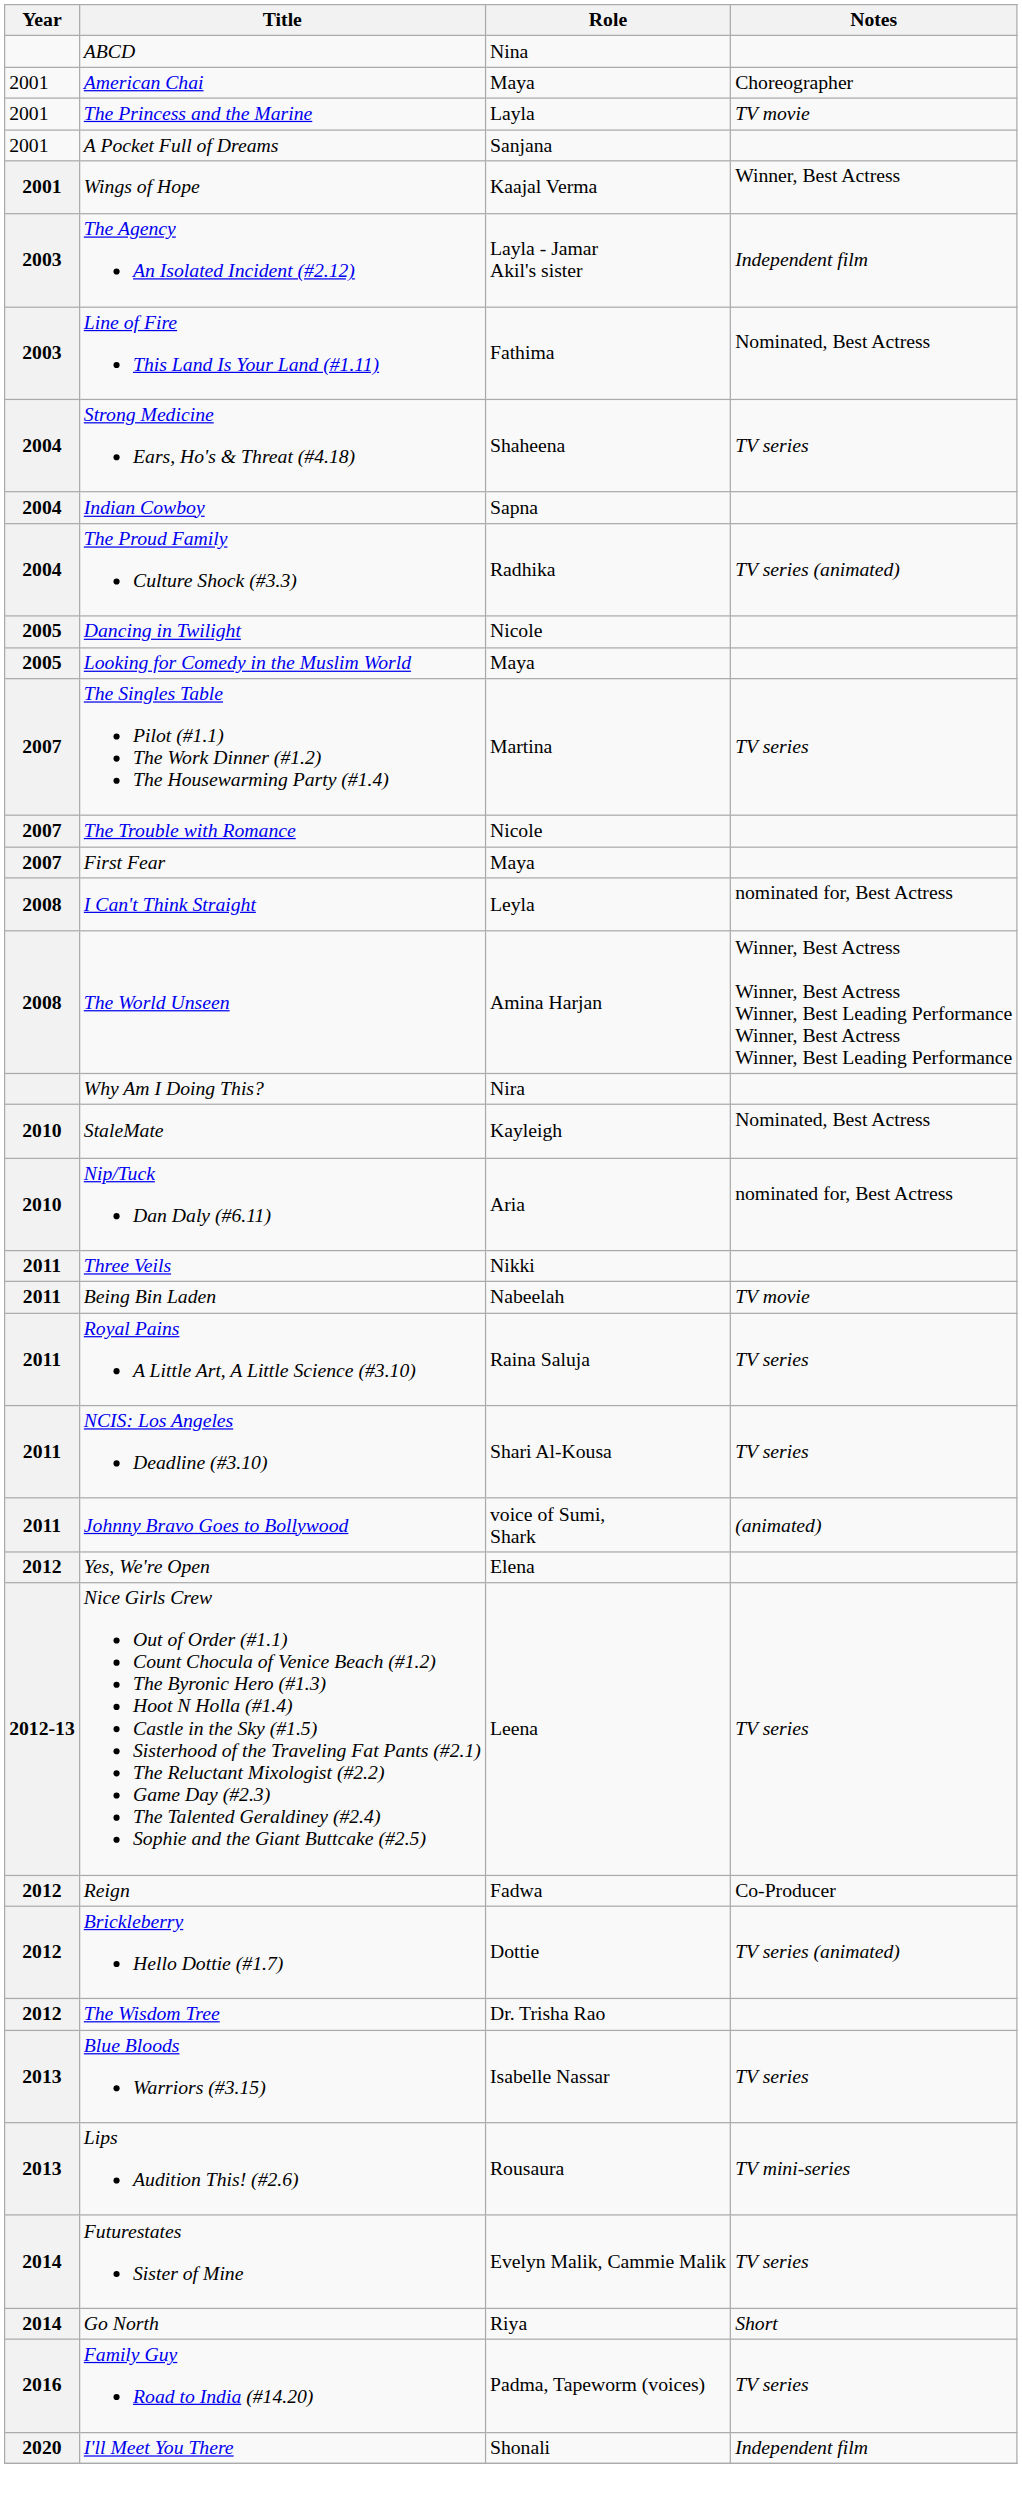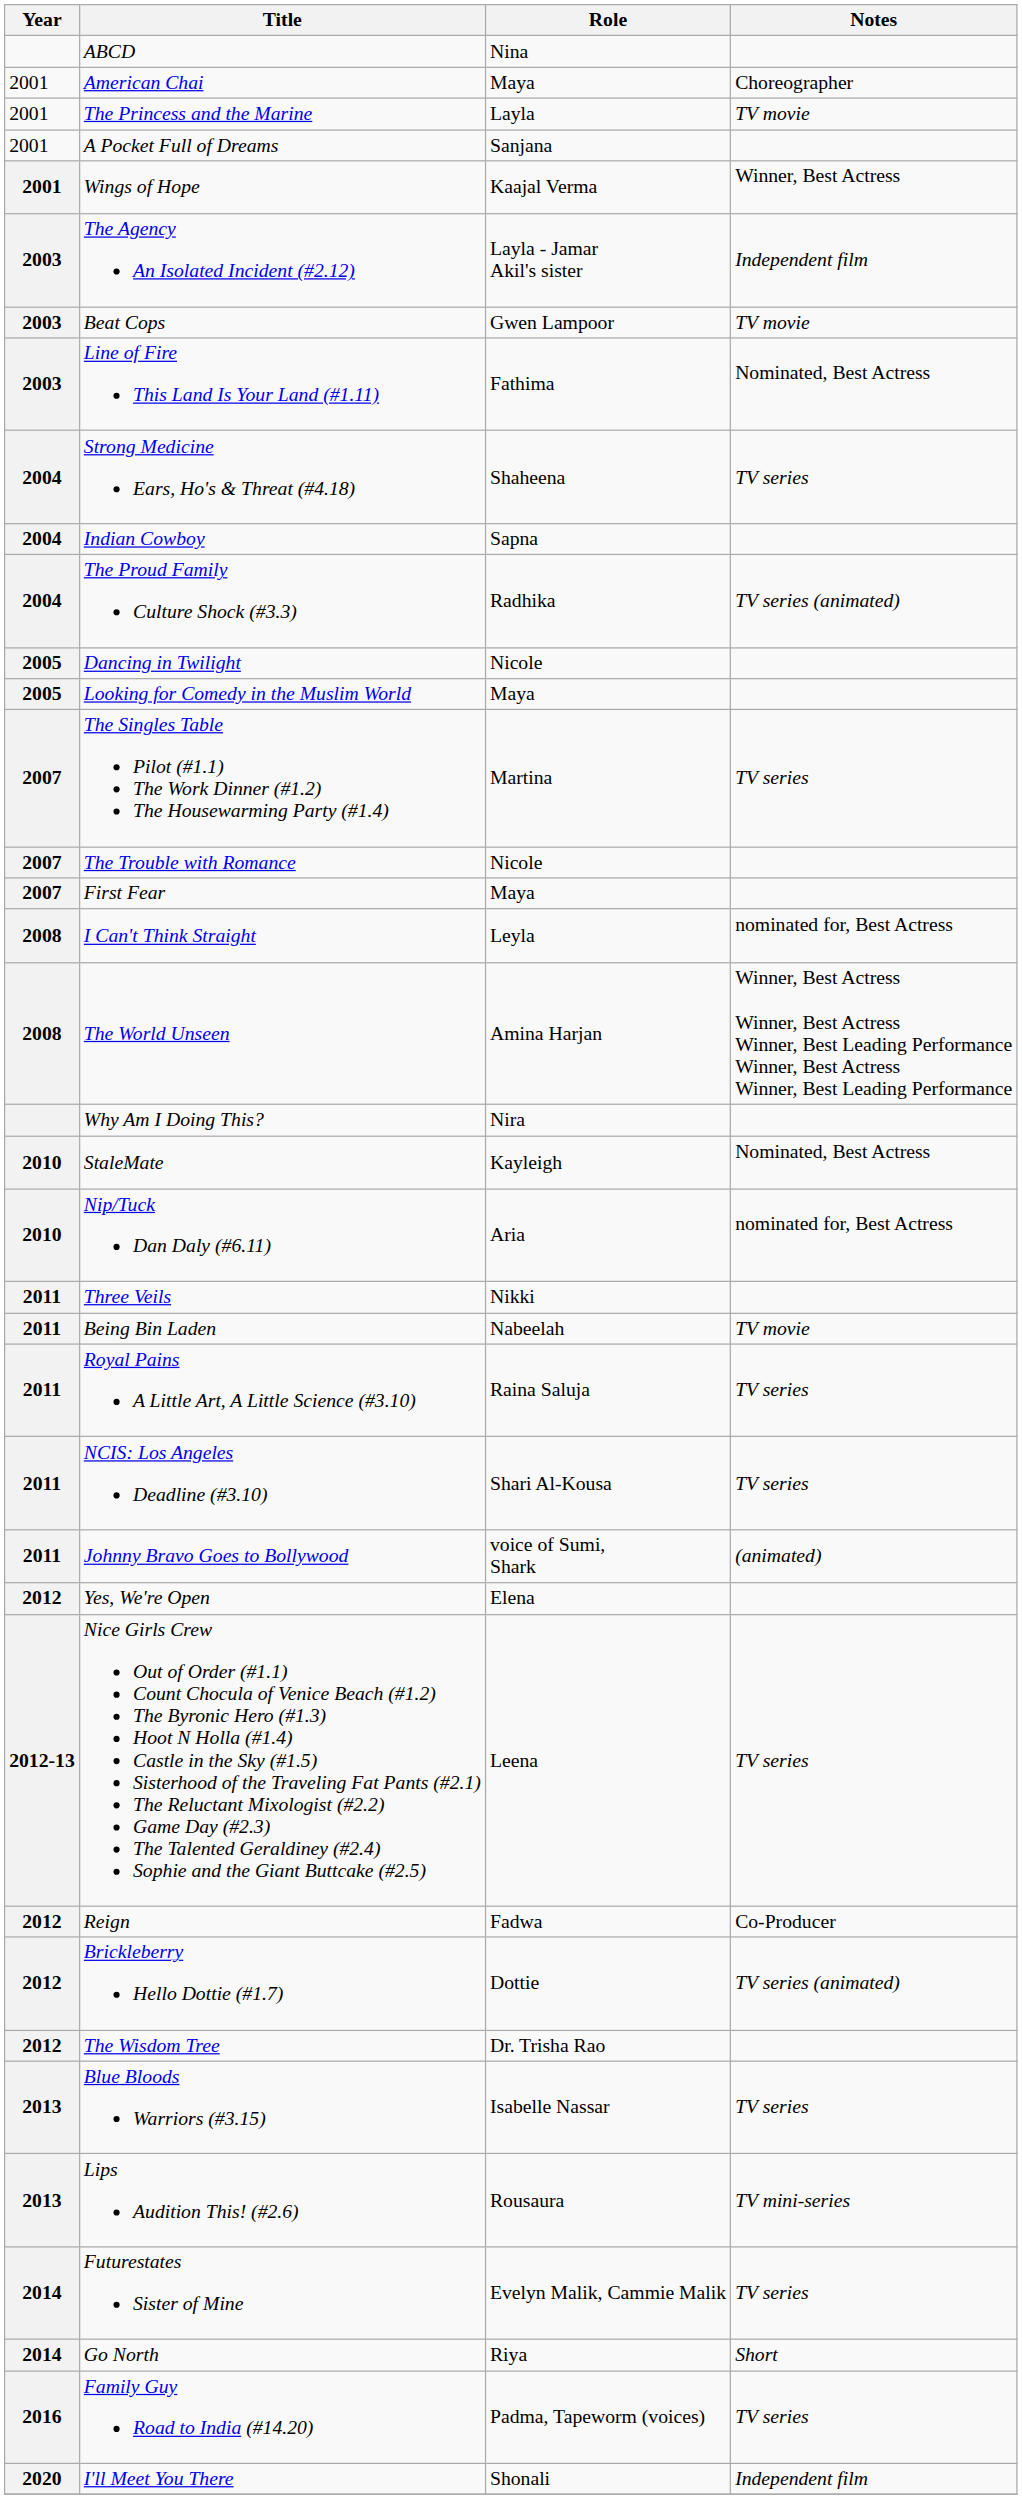+ row: (125, 322)
